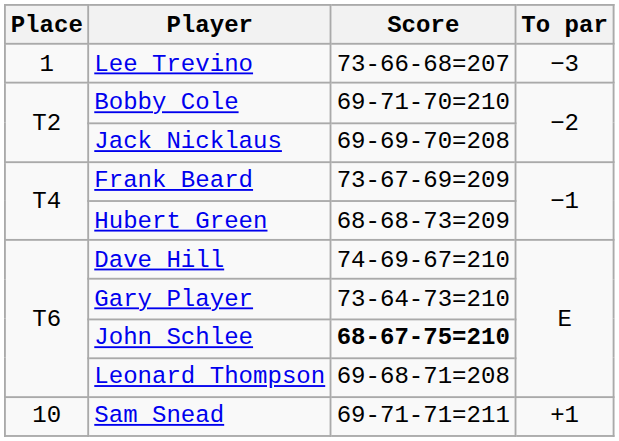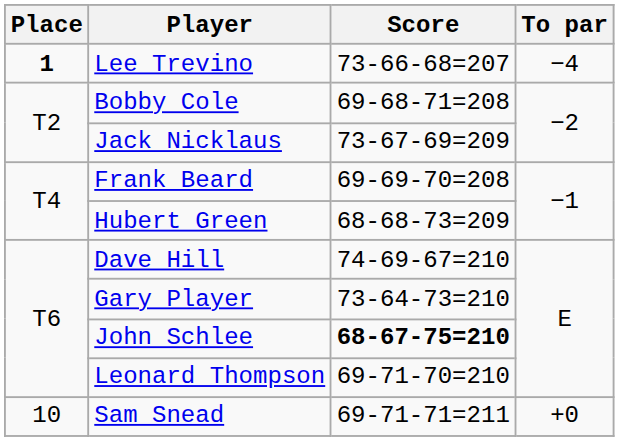(47, 64) normal -> (47, 64) bold
(565, 64) −3 -> (565, 64) −4
(423, 103) 69-71-70=210 -> (423, 103) 69-68-71=208
(423, 142) 69-69-70=208 -> (423, 142) 73-67-69=209
(423, 181) 73-67-69=209 -> (423, 181) 69-69-70=208
(423, 377) 69-68-71=208 -> (423, 377) 69-71-70=210
(565, 416) +1 -> (565, 416) +0
